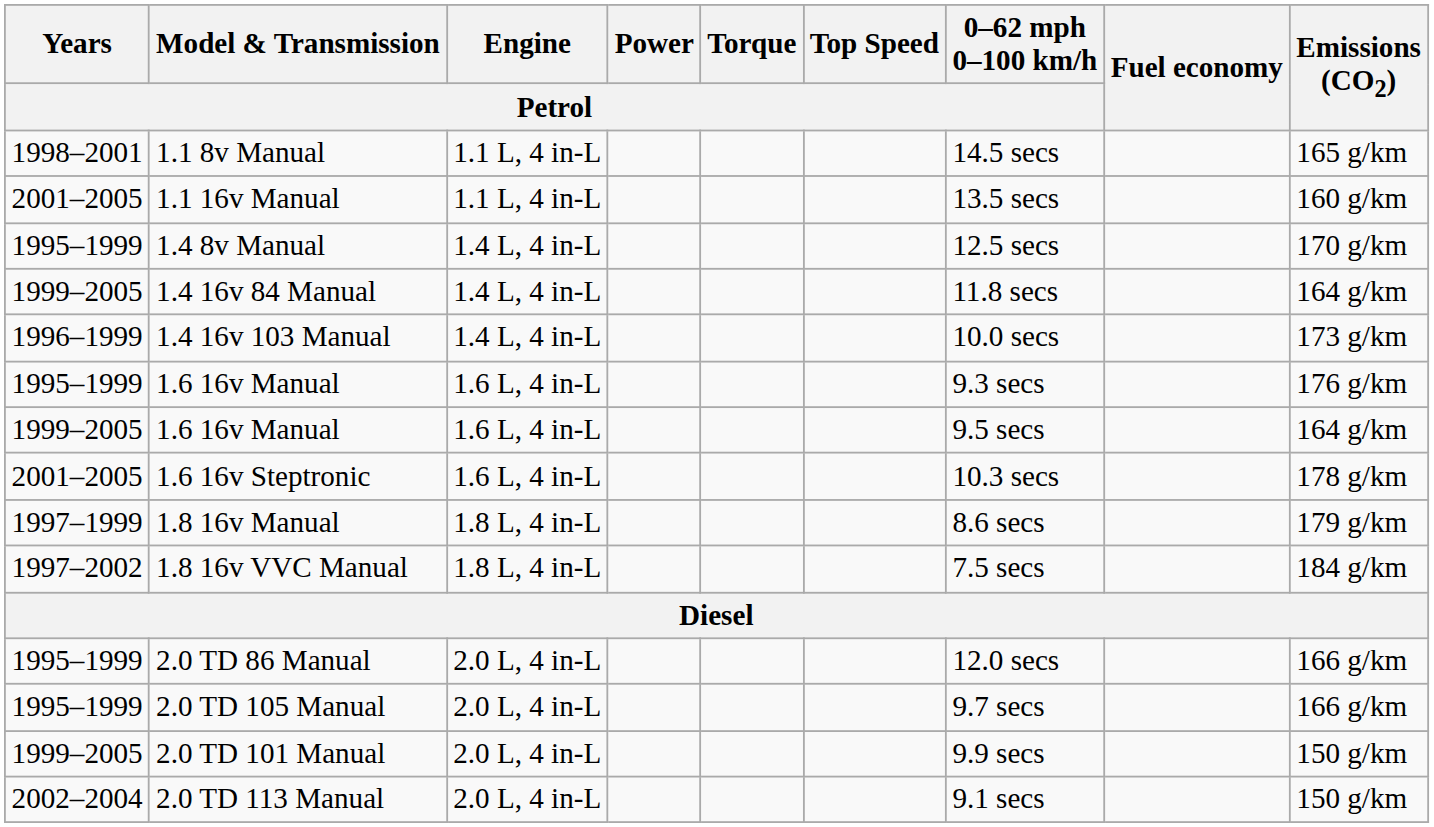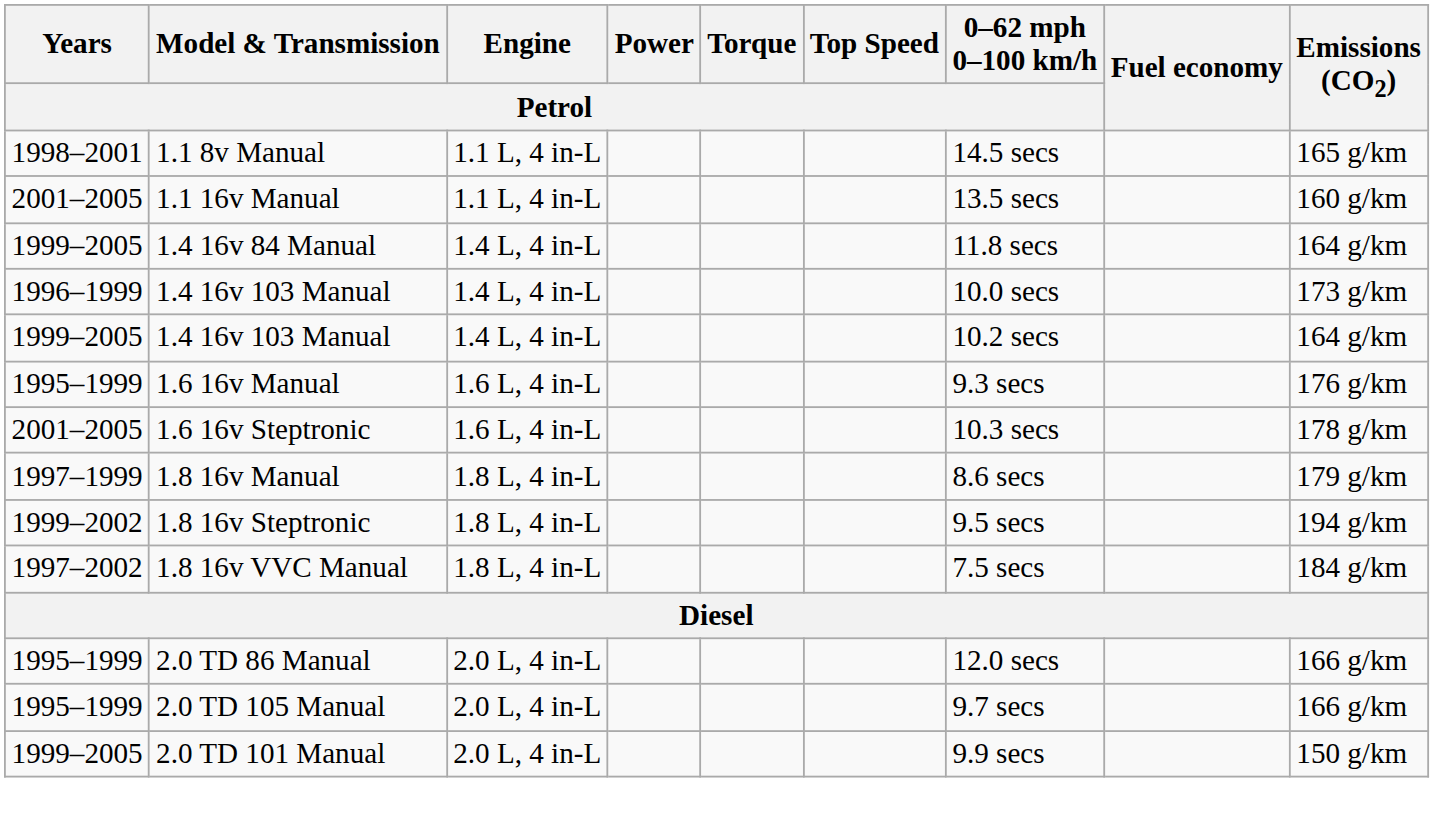- row: (77, 245)
+ row: (77, 337)
- row: (77, 429)
+ row: (77, 522)
- row: (77, 799)
